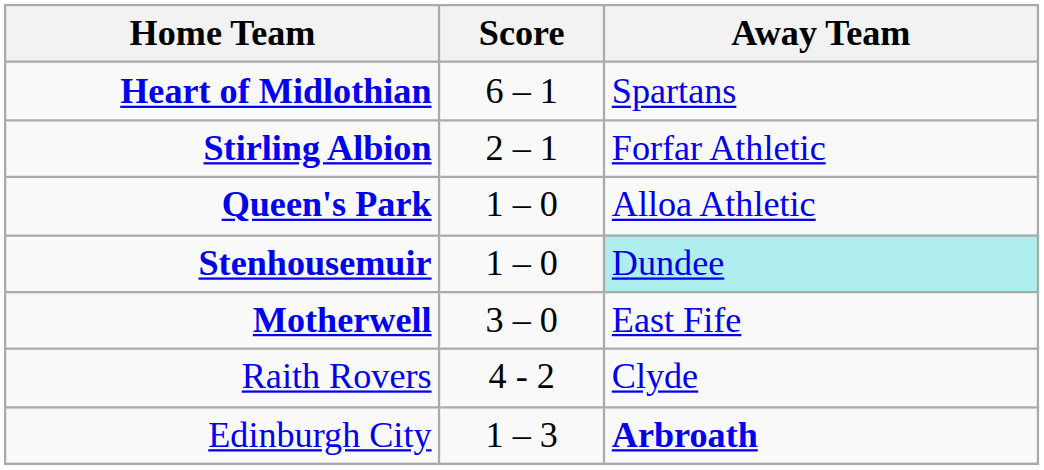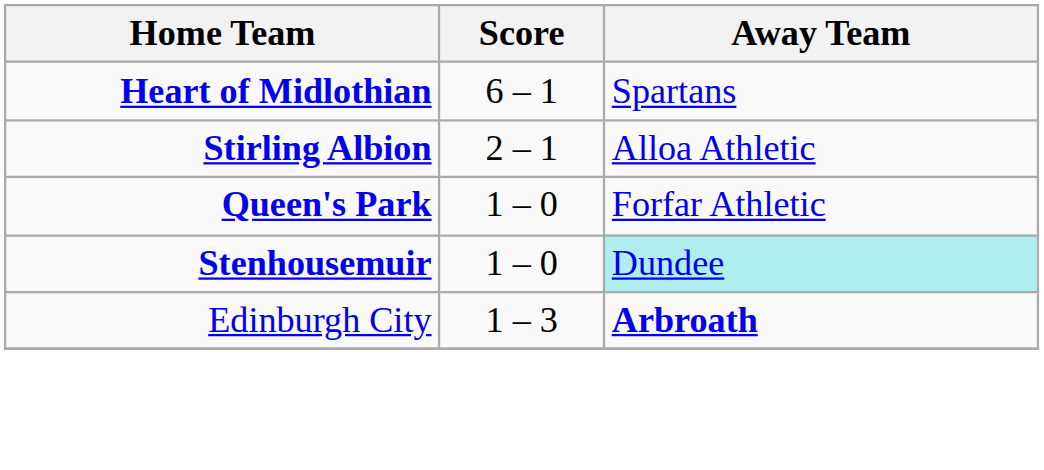(719, 147) Forfar Athletic -> (714, 147) Alloa Athletic
(714, 205) Alloa Athletic -> (719, 205) Forfar Athletic
- row: (342, 319)
- row: (337, 377)
